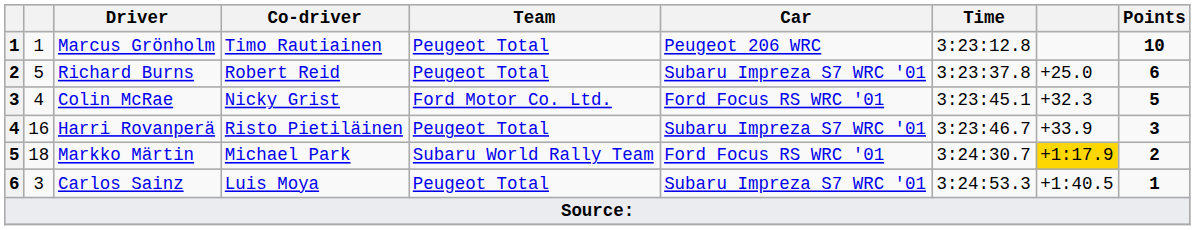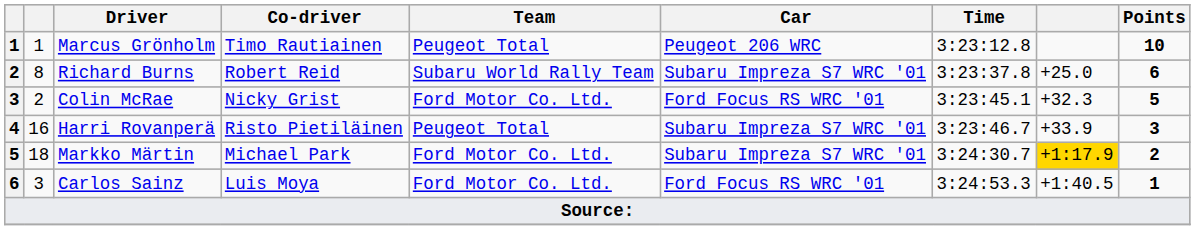(39, 74) 5 -> (39, 74) 8
(481, 74) Peugeot Total -> (533, 74) Subaru World Rally Team
(39, 101) 4 -> (39, 101) 2
(533, 156) Subaru World Rally Team -> (512, 156) Ford Motor Co. Ltd.
(774, 156) Ford Focus RS WRC '01 -> (795, 156) Subaru Impreza S7 WRC '01
(481, 184) Peugeot Total -> (512, 184) Ford Motor Co. Ltd.
(795, 184) Subaru Impreza S7 WRC '01 -> (774, 184) Ford Focus RS WRC '01
